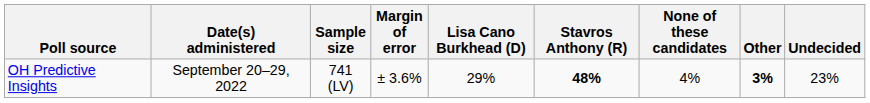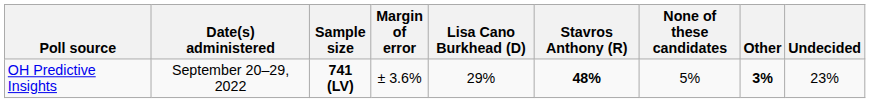(341, 78) normal -> (340, 78) bold
(690, 78) 4% -> (690, 78) 5%
